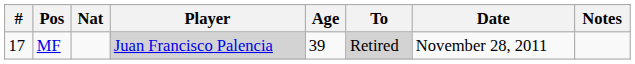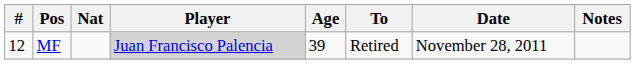(17, 45) 17 -> (17, 45) 12
(374, 45) lightgrey background -> (374, 45) no background
